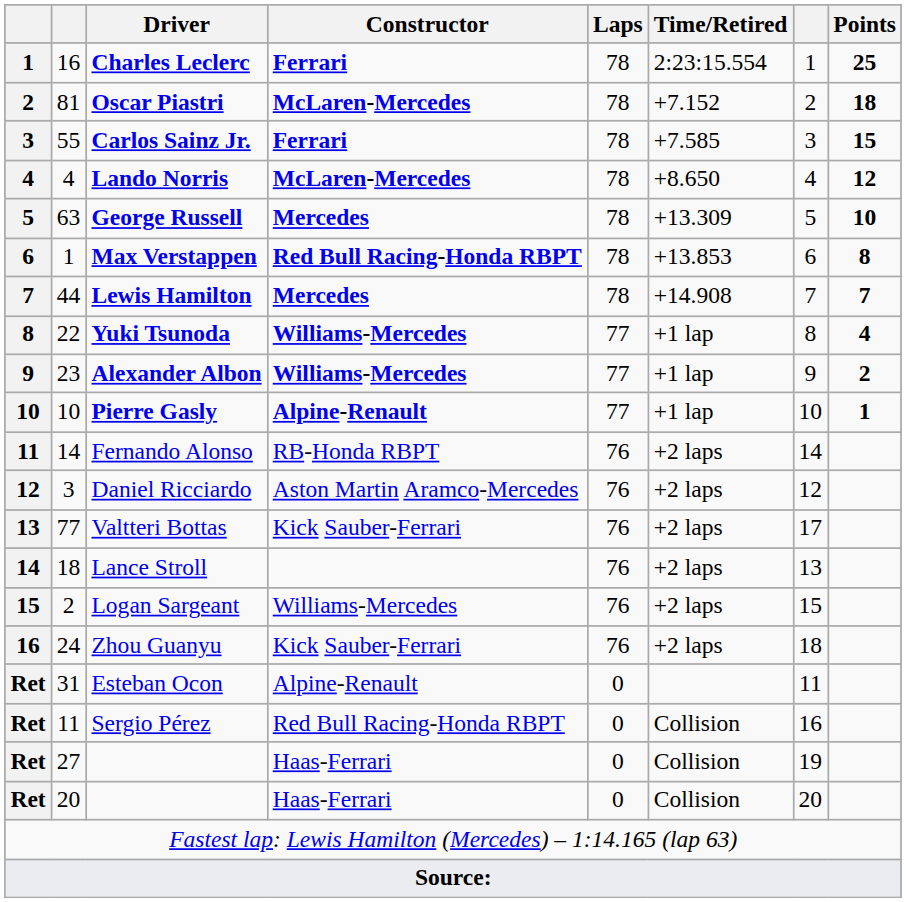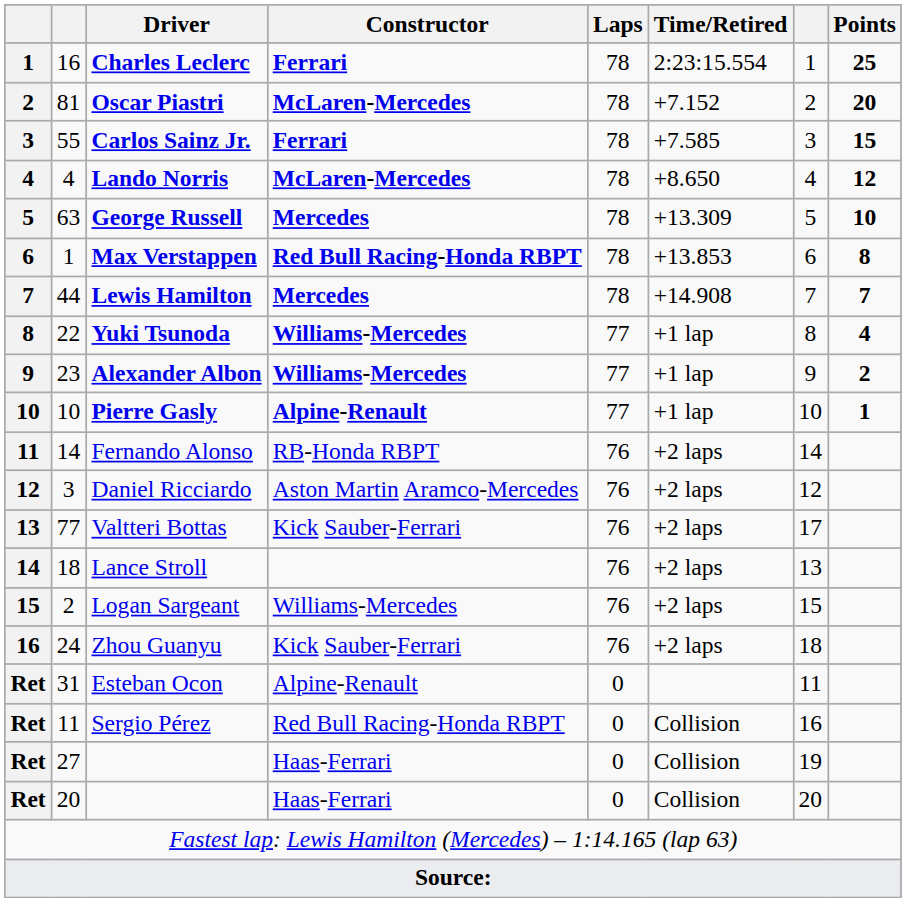(865, 101) 18 -> (865, 101) 20
